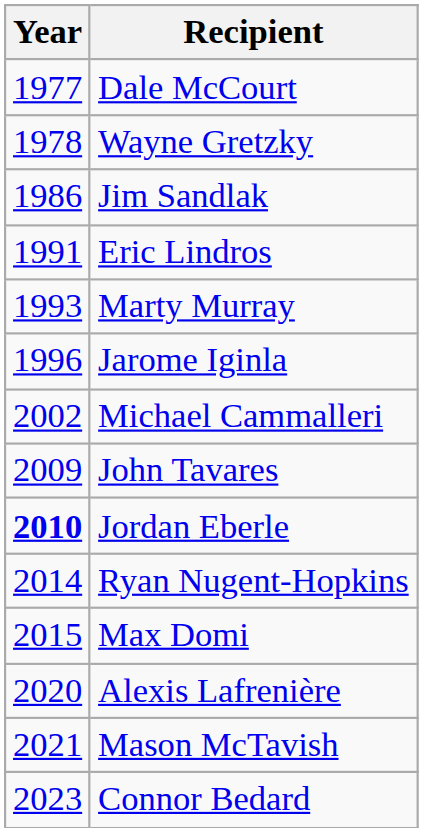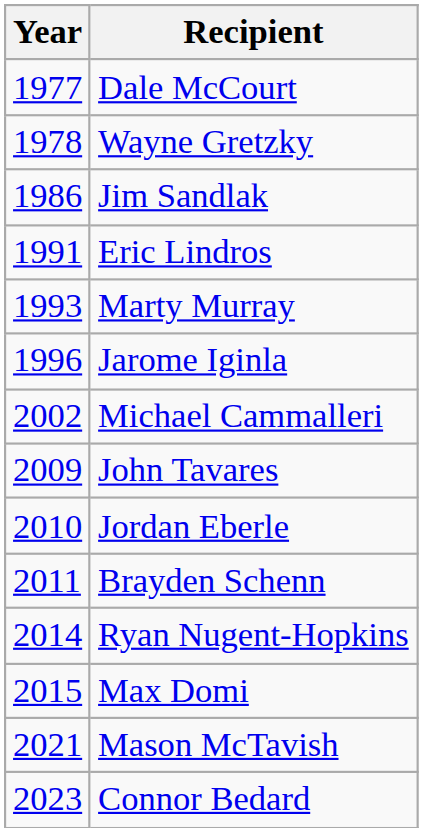(48, 525) bold -> (48, 525) normal
+ row: (212, 580)
- row: (219, 689)
